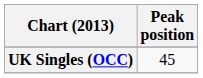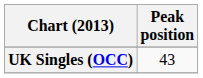(167, 60) 45 -> (167, 60) 43
